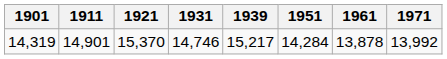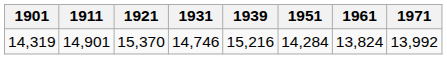(250, 41) 15,217 -> (250, 41) 15,216
(360, 41) 13,878 -> (360, 41) 13,824
